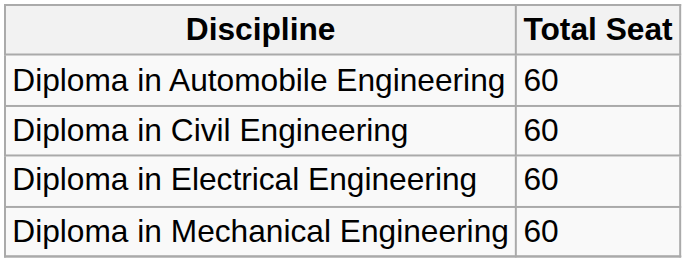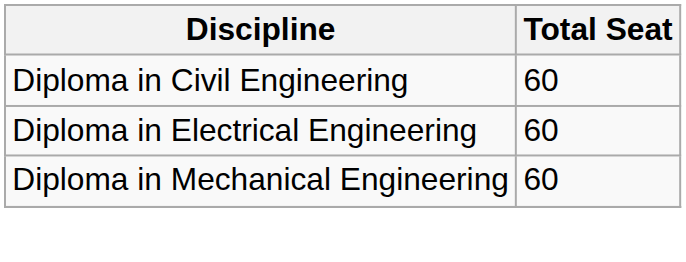- row: (259, 79)
